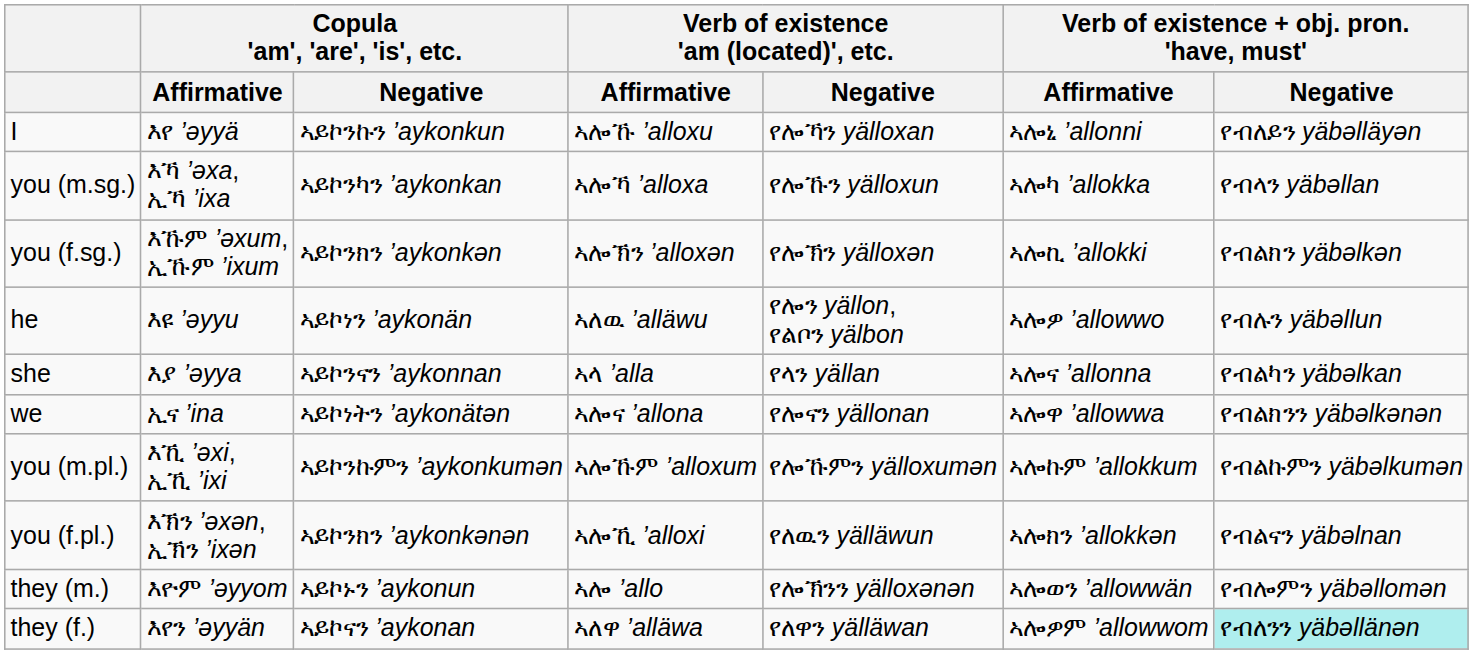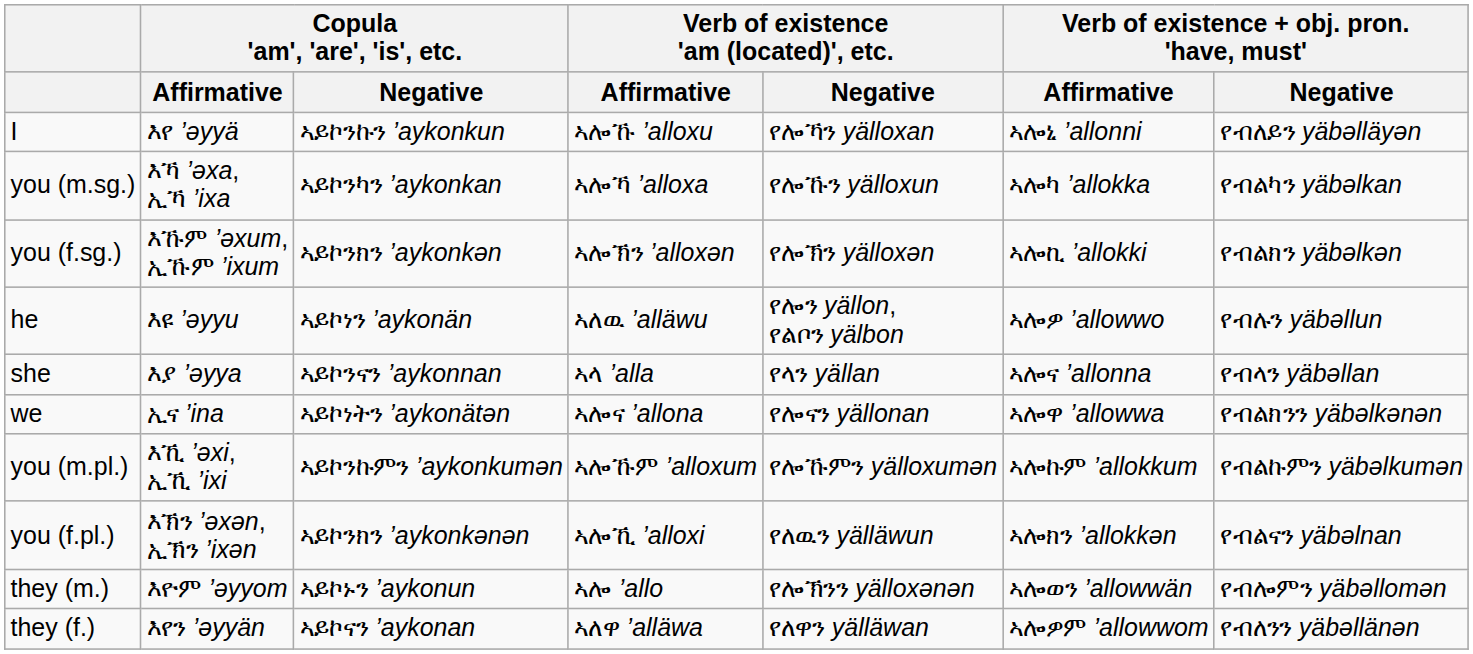(1300, 185) የብላን yäbǝllan -> (1311, 185) የብልካን yäbǝlkan
(1311, 374) የብልካን yäbǝlkan -> (1300, 374) የብላን yäbǝllan
(1320, 628) paleturquoise background -> (1320, 628) no background
